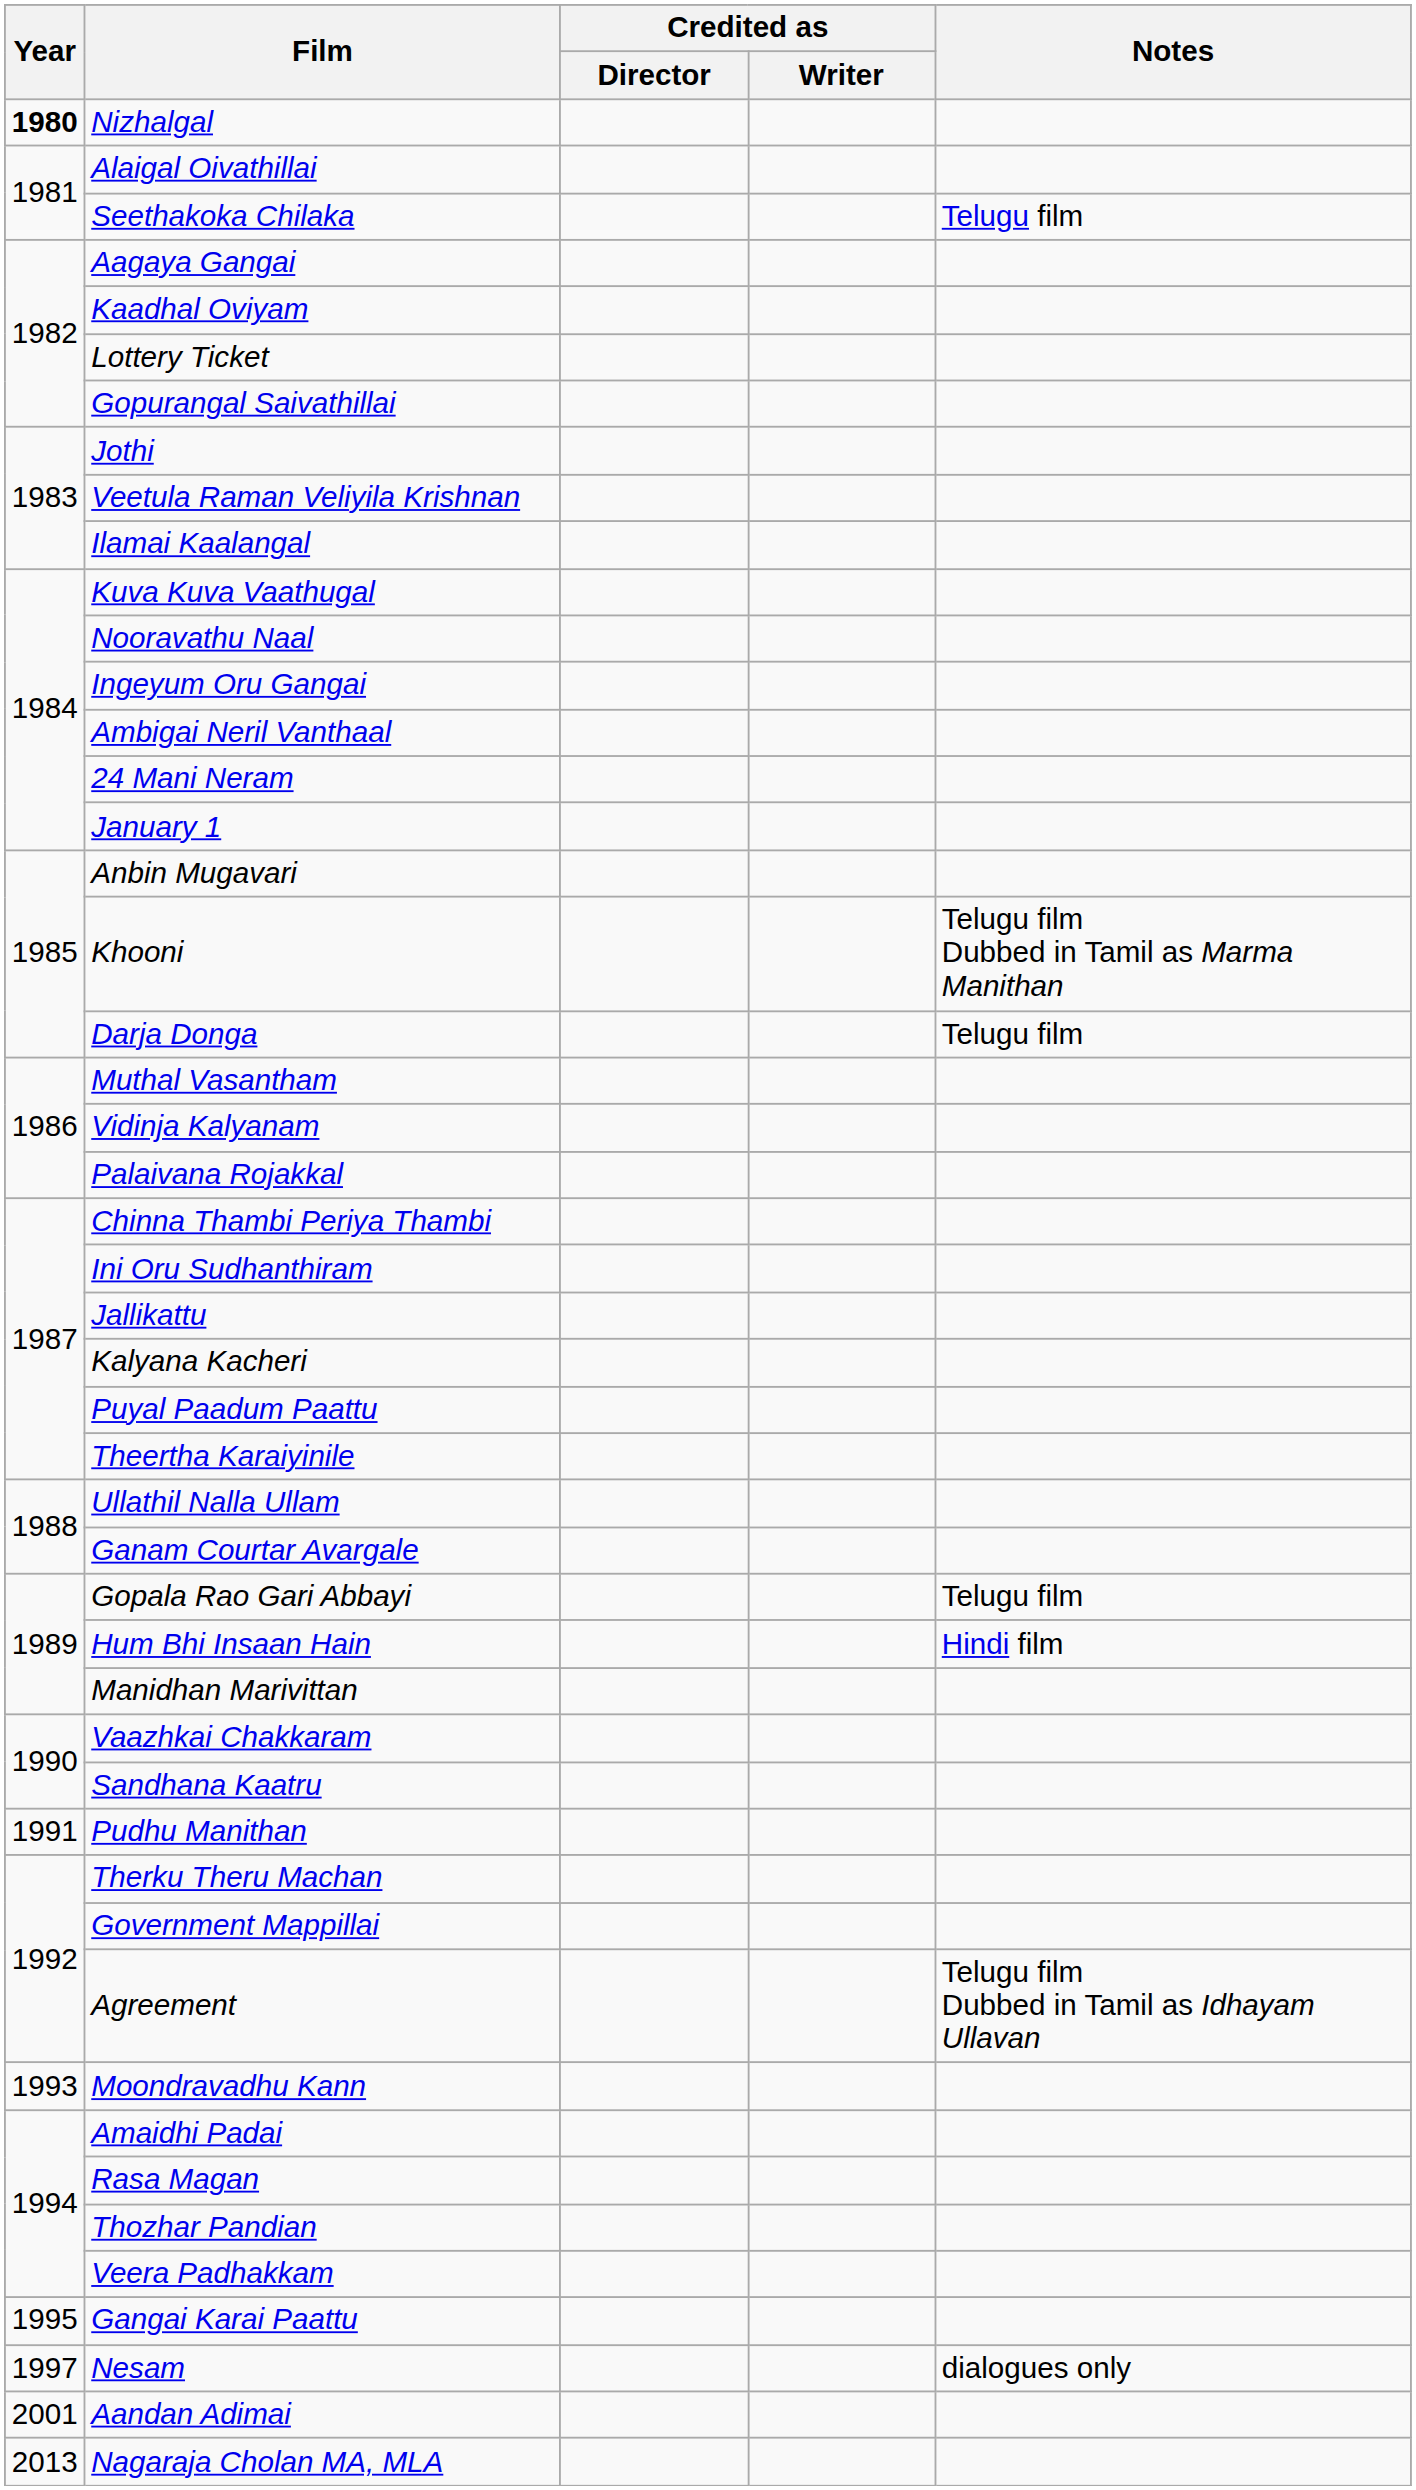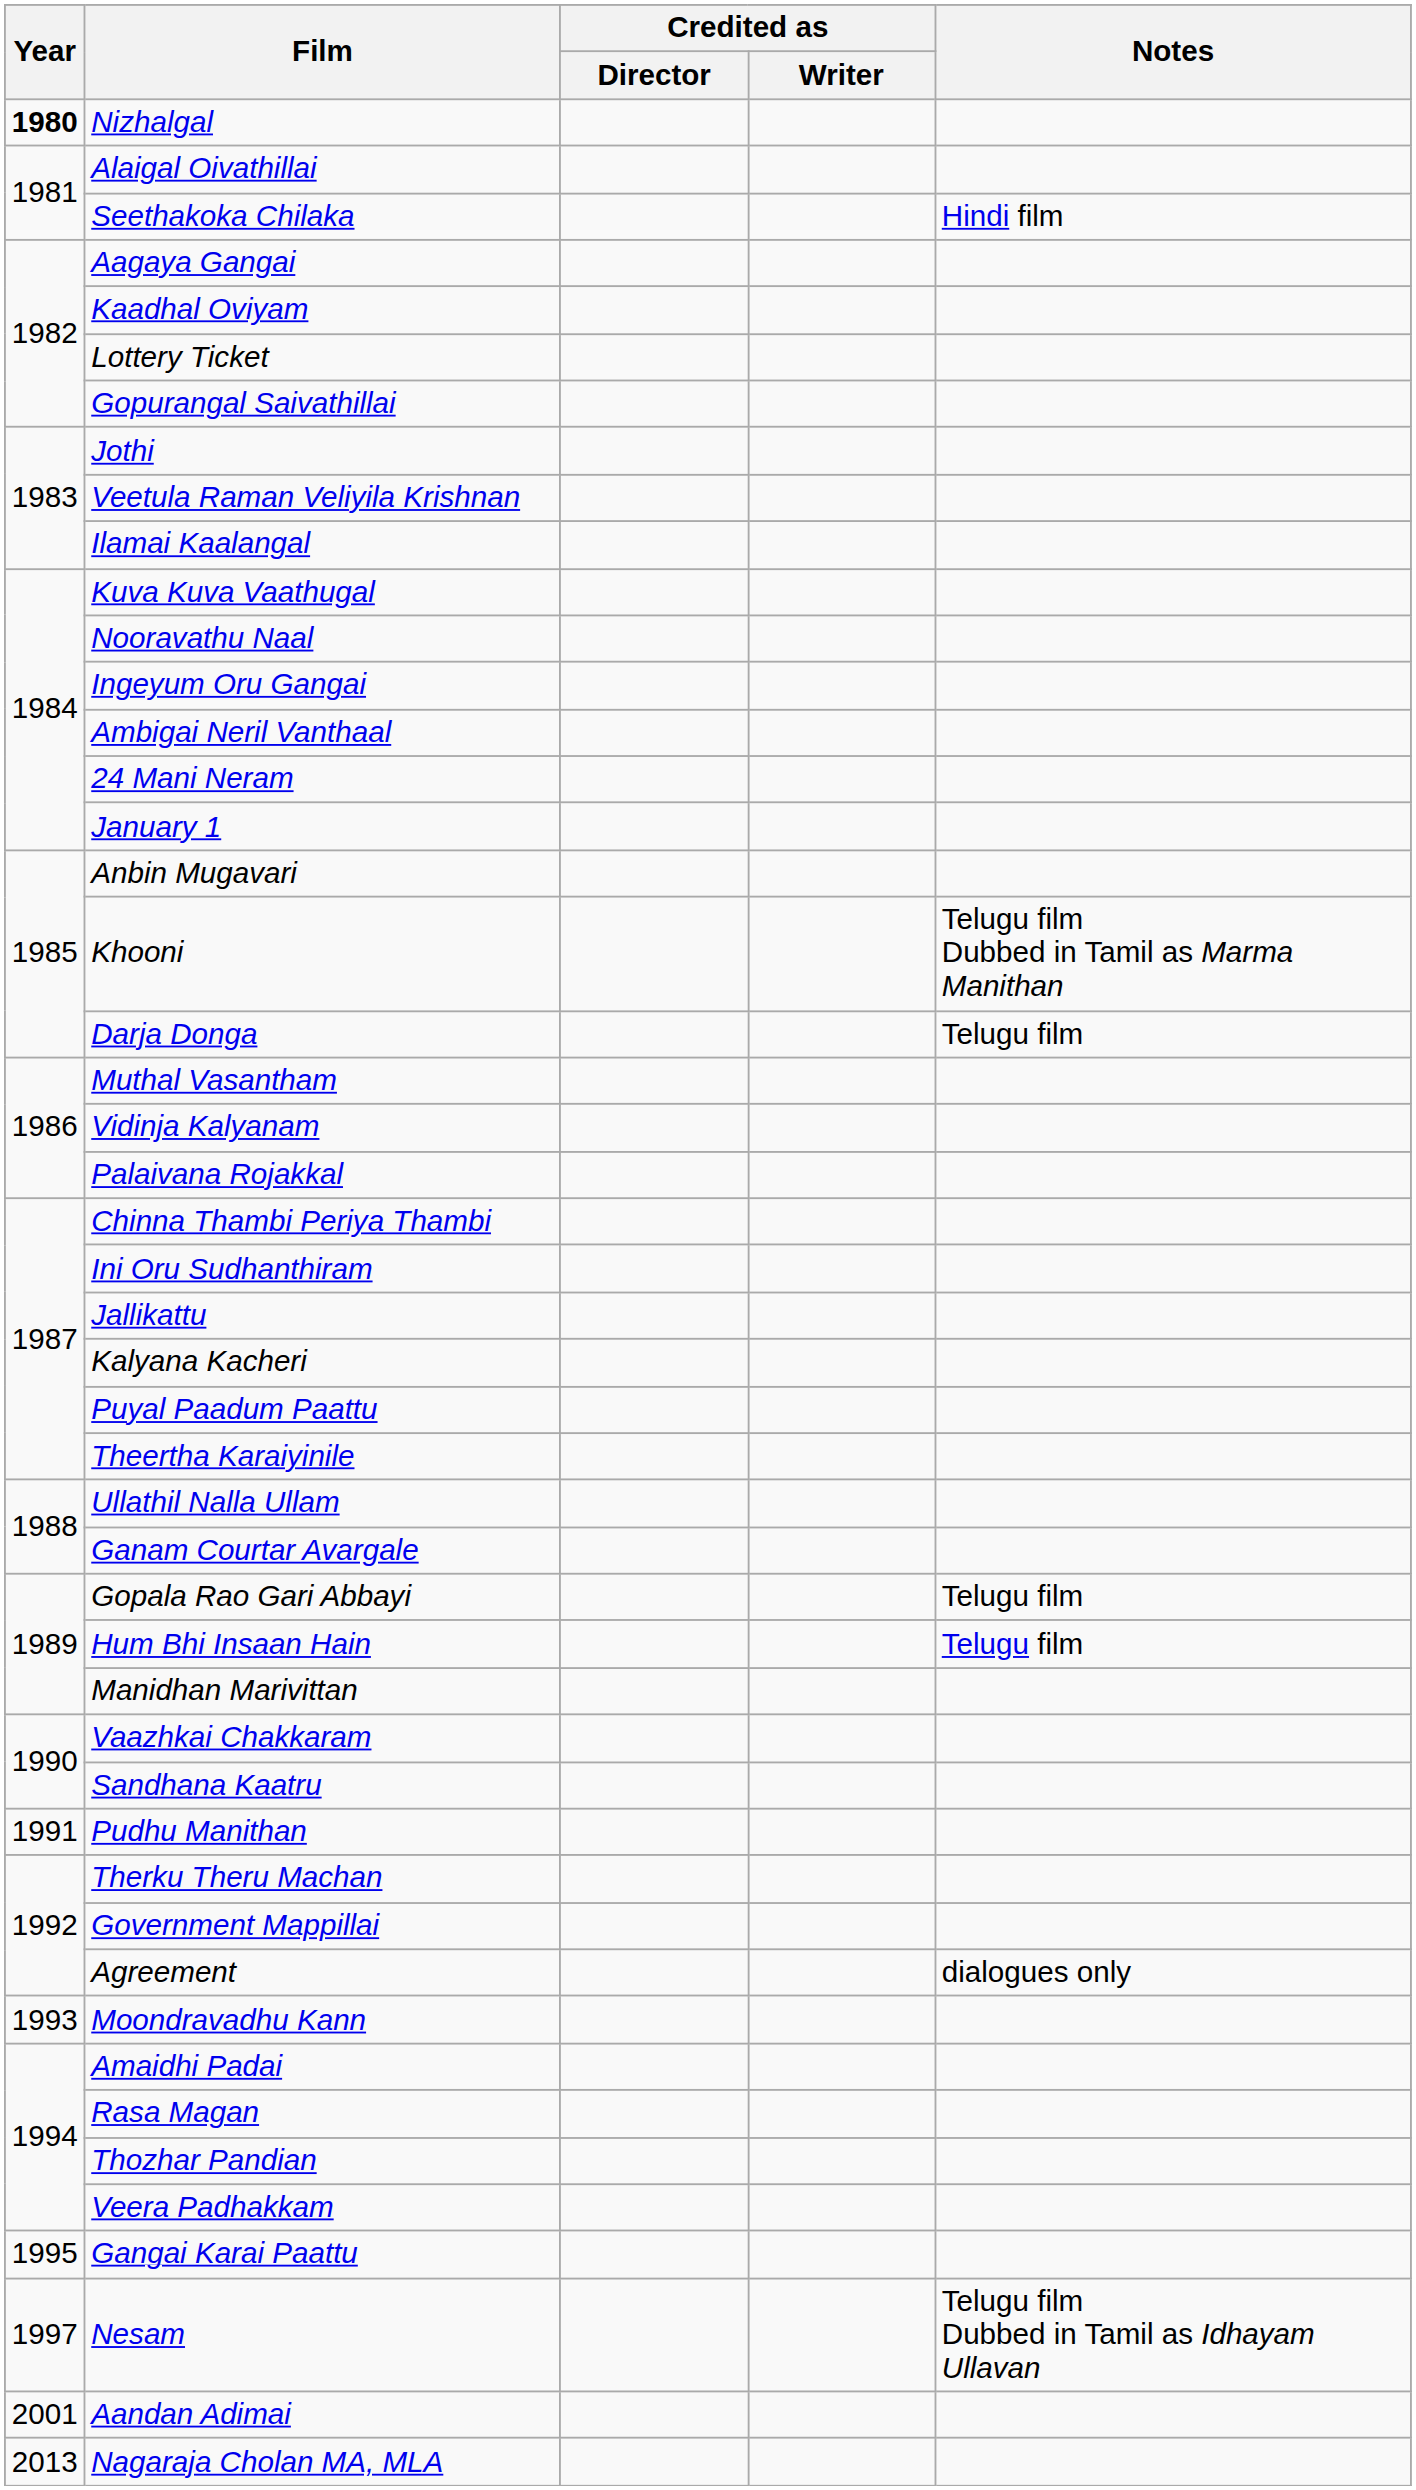(1013, 215) Telugu film -> (1003, 215) Hindi film
(1003, 1643) Hindi film -> (1013, 1643) Telugu film
(1128, 2005) Telugu film Dubbed in Tamil as Idhayam Ullavan -> (1036, 1972) dialogues only
(1036, 2367) dialogues only -> (1128, 2334) Telugu film Dubbed in Tamil as Idhayam Ullavan
